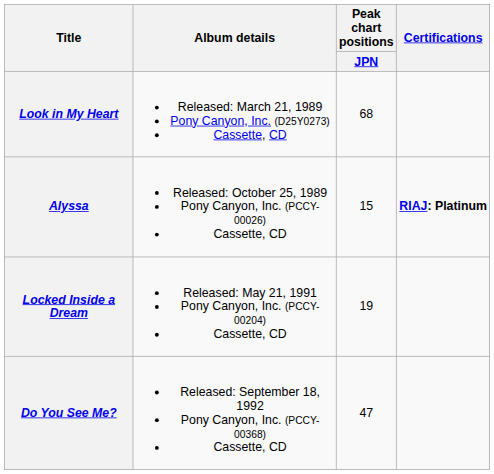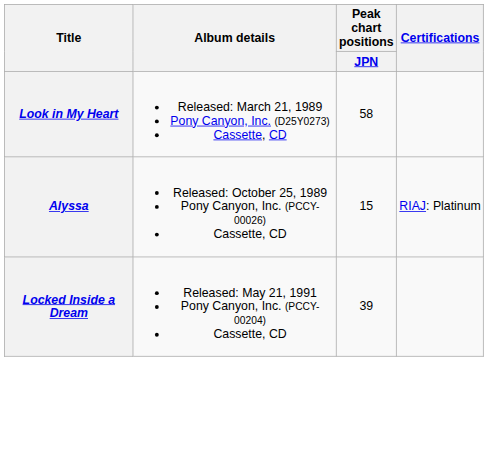(366, 114) 68 -> (366, 114) 58
(443, 206) bold -> (440, 206) normal
(366, 306) 19 -> (366, 306) 39
- row: (69, 413)
